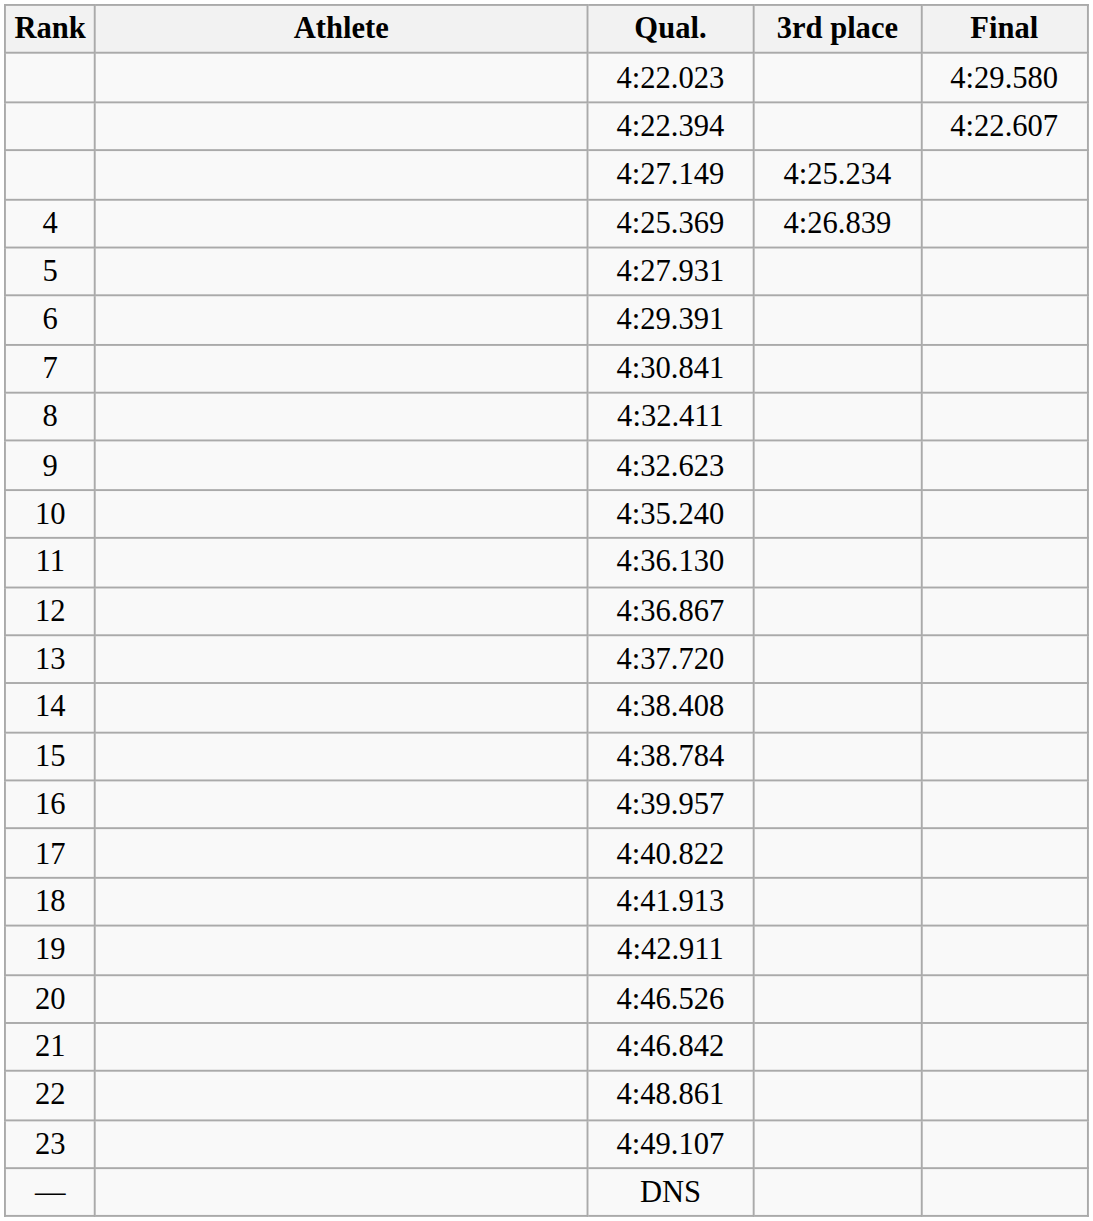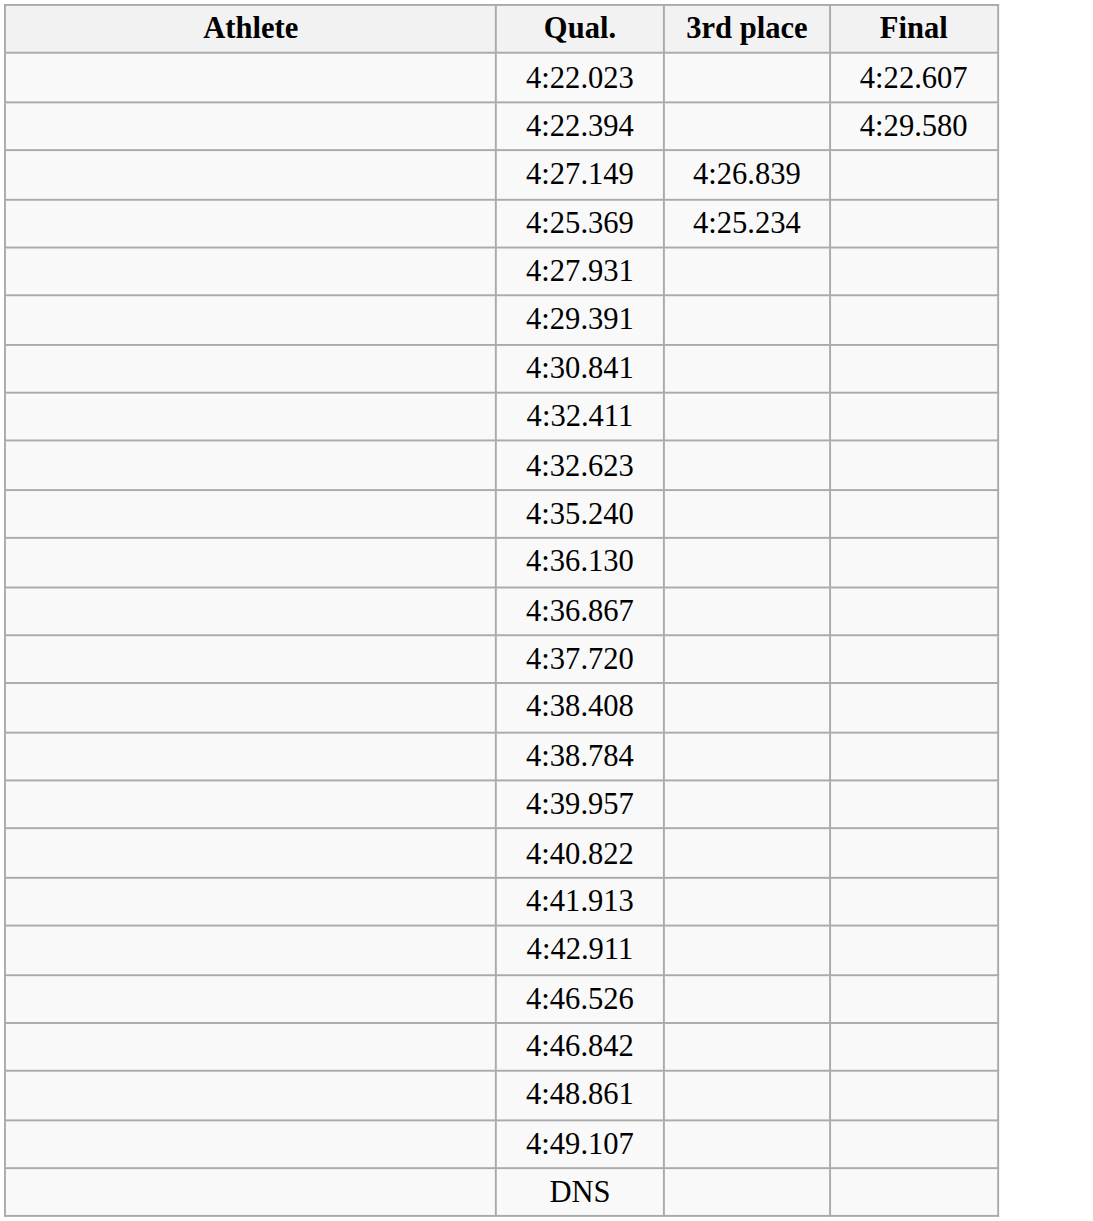- column: (50, 28)
(1004, 77) 4:29.580 -> (914, 77) 4:22.607
(1004, 125) 4:22.607 -> (914, 125) 4:29.580
(837, 174) 4:25.234 -> (747, 174) 4:26.839
(837, 222) 4:26.839 -> (747, 222) 4:25.234
